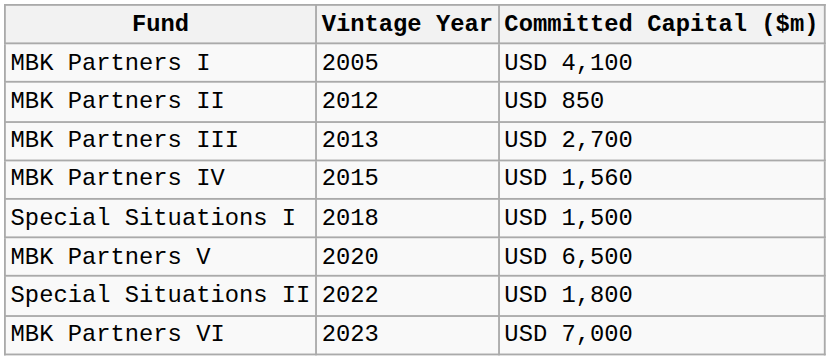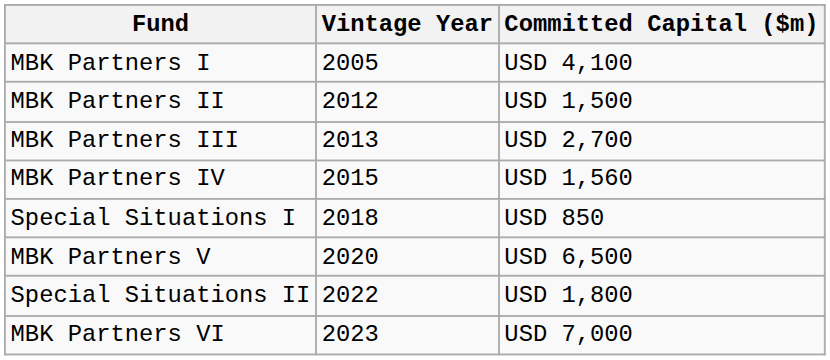(554, 102) USD 850 -> (569, 102) USD 1,500
(569, 218) USD 1,500 -> (554, 218) USD 850
